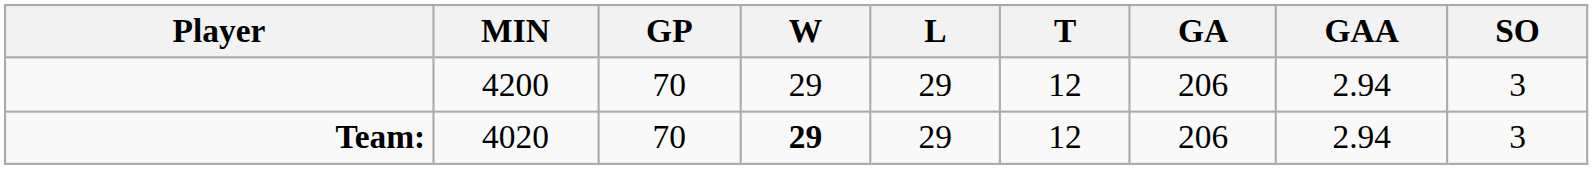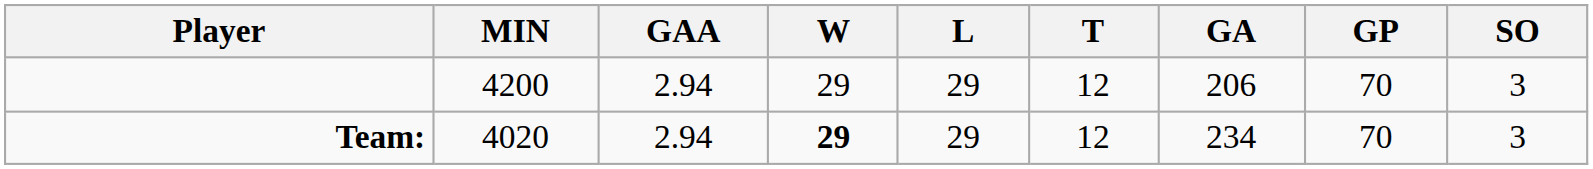columns swapped: (669, 31) <-> (1362, 31)
(1203, 137) 206 -> (1231, 137) 234
